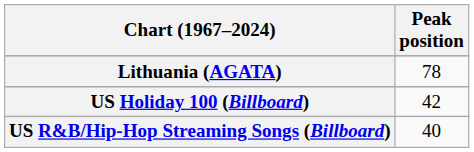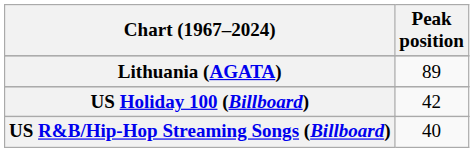(432, 71) 78 -> (432, 71) 89
